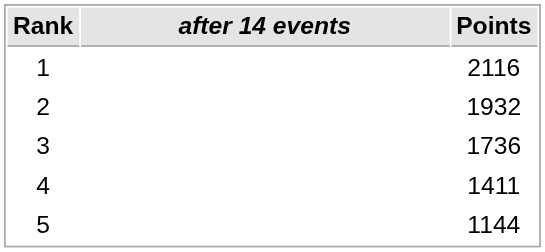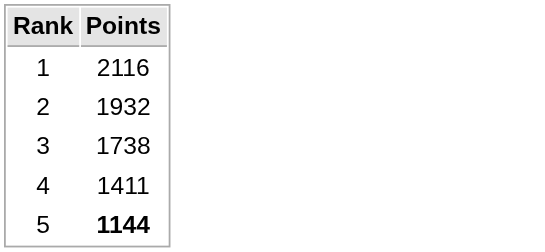- column: (265, 26)
(494, 146) 1736 -> (123, 146) 1738
(494, 225) normal -> (123, 225) bold
